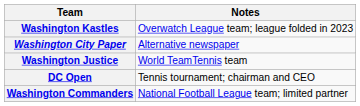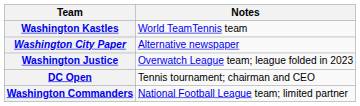(245, 28) Overwatch League team; league folded in 2023 -> (193, 28) World TeamTennis team
(193, 61) World TeamTennis team -> (245, 61) Overwatch League team; league folded in 2023
